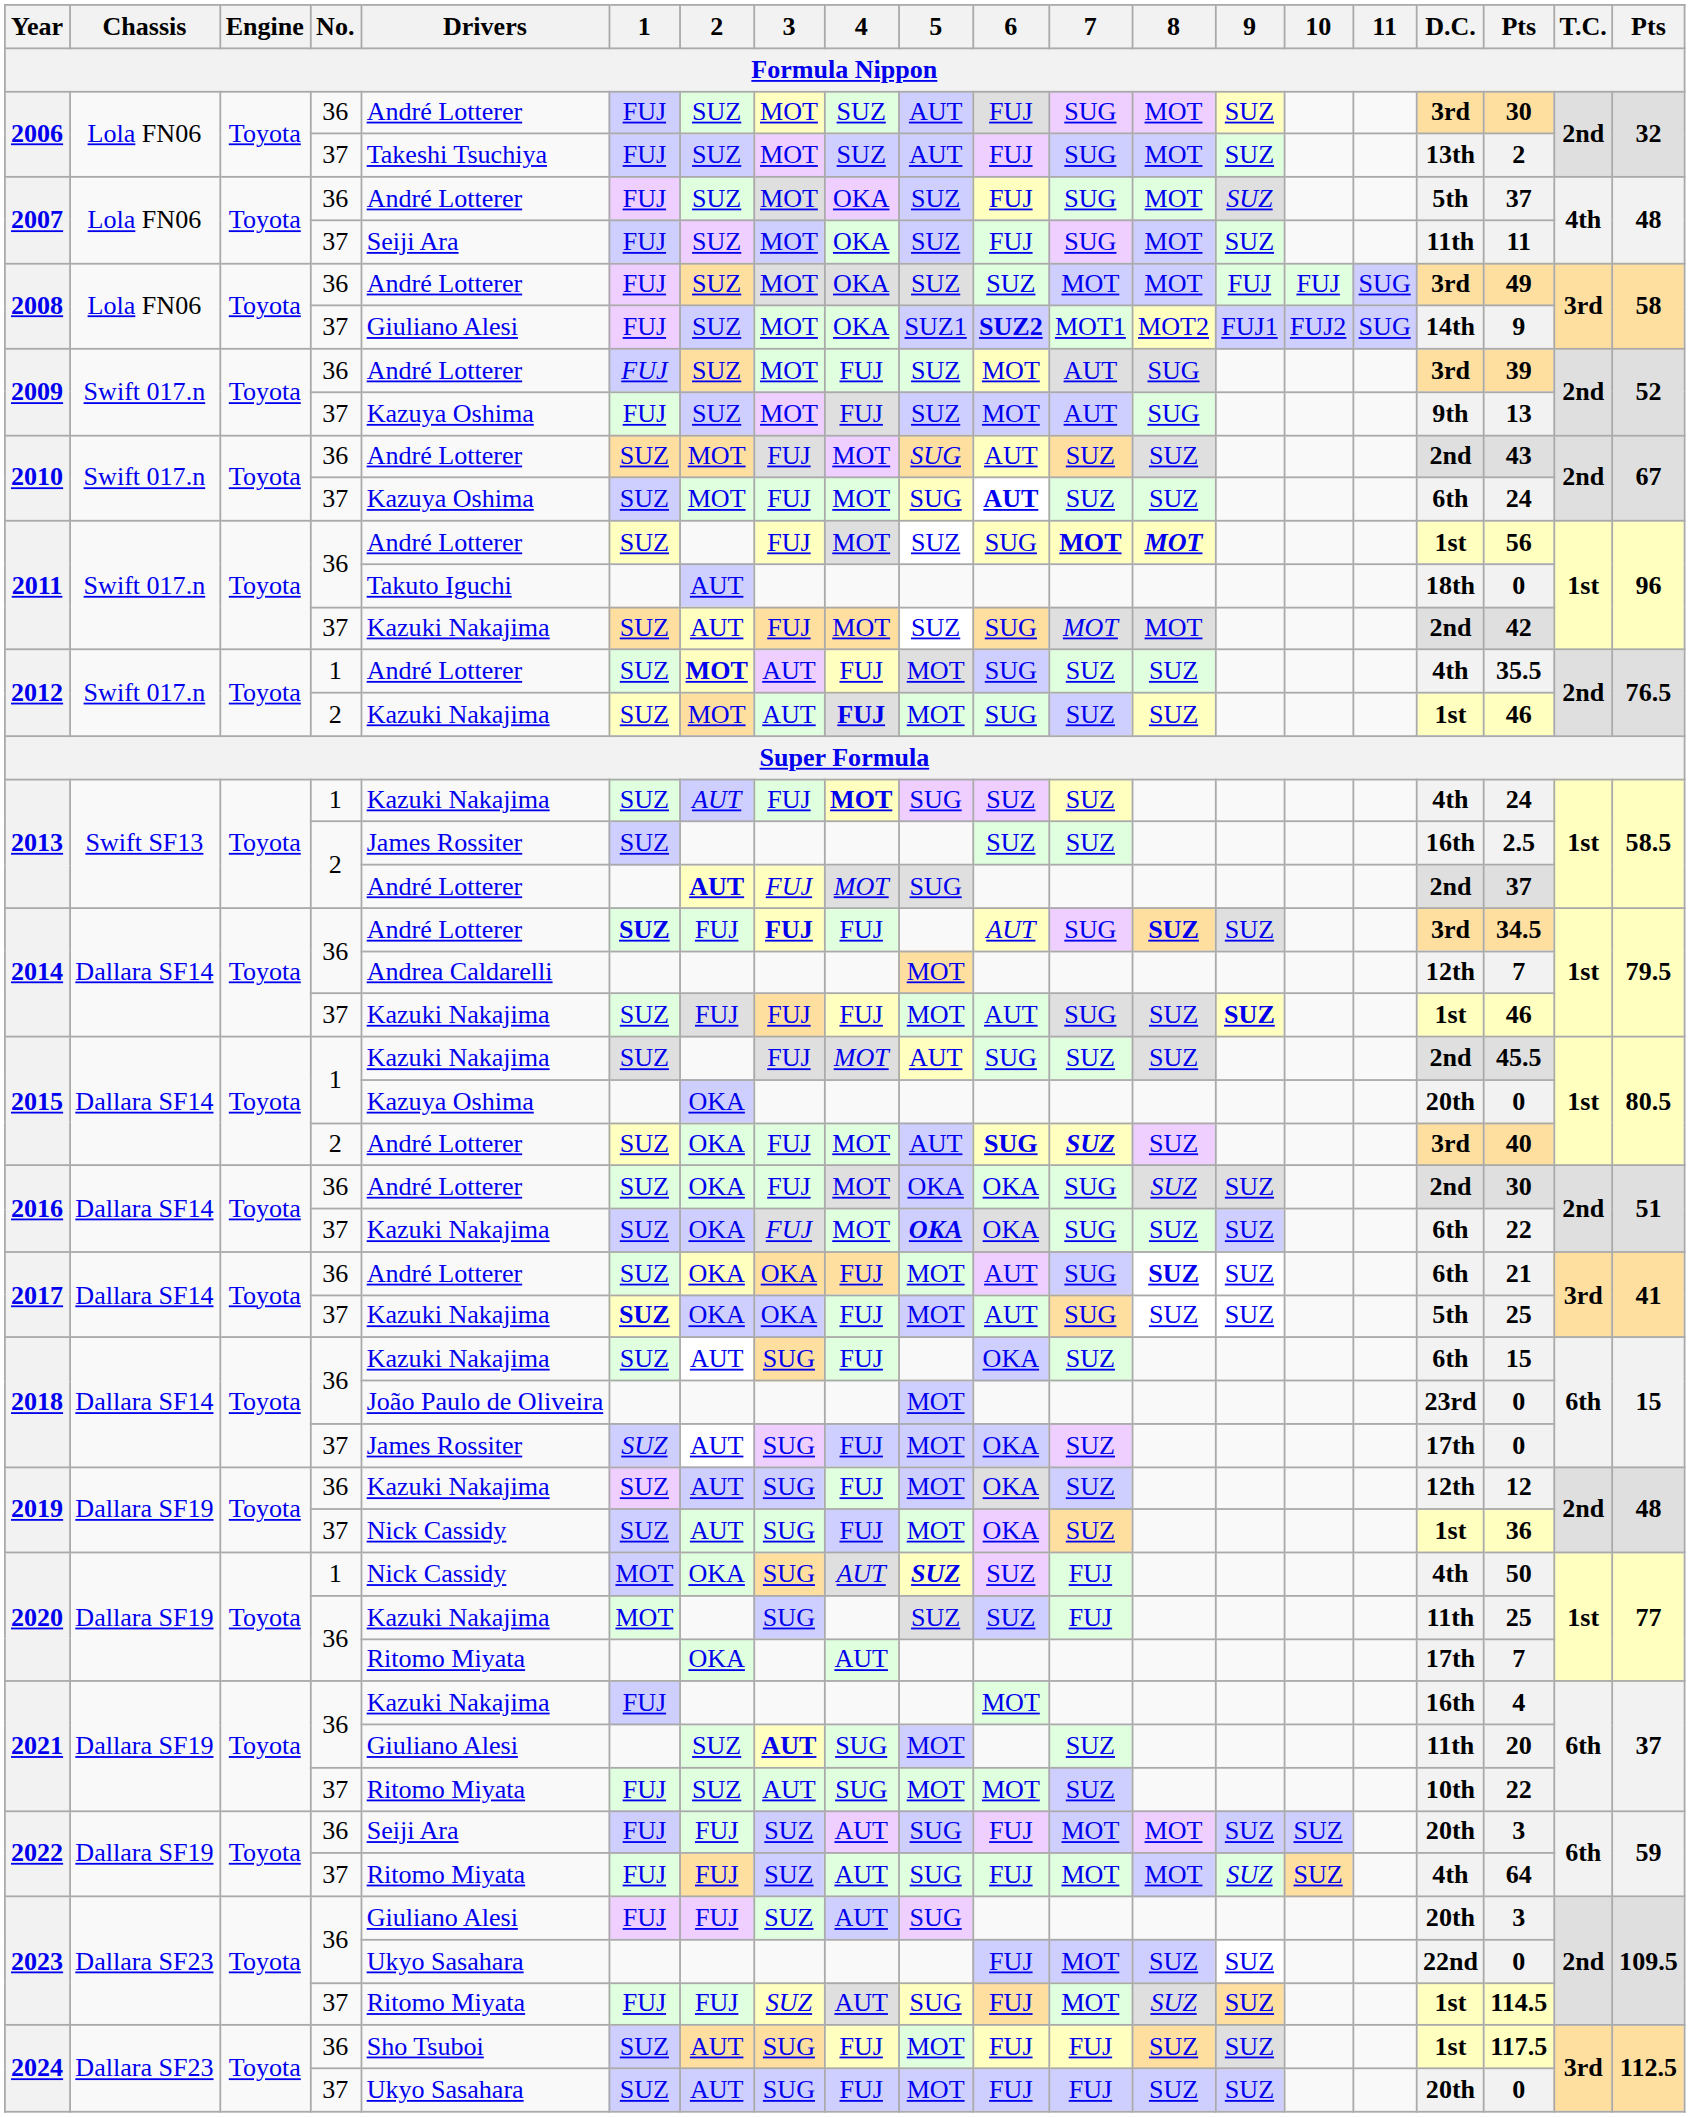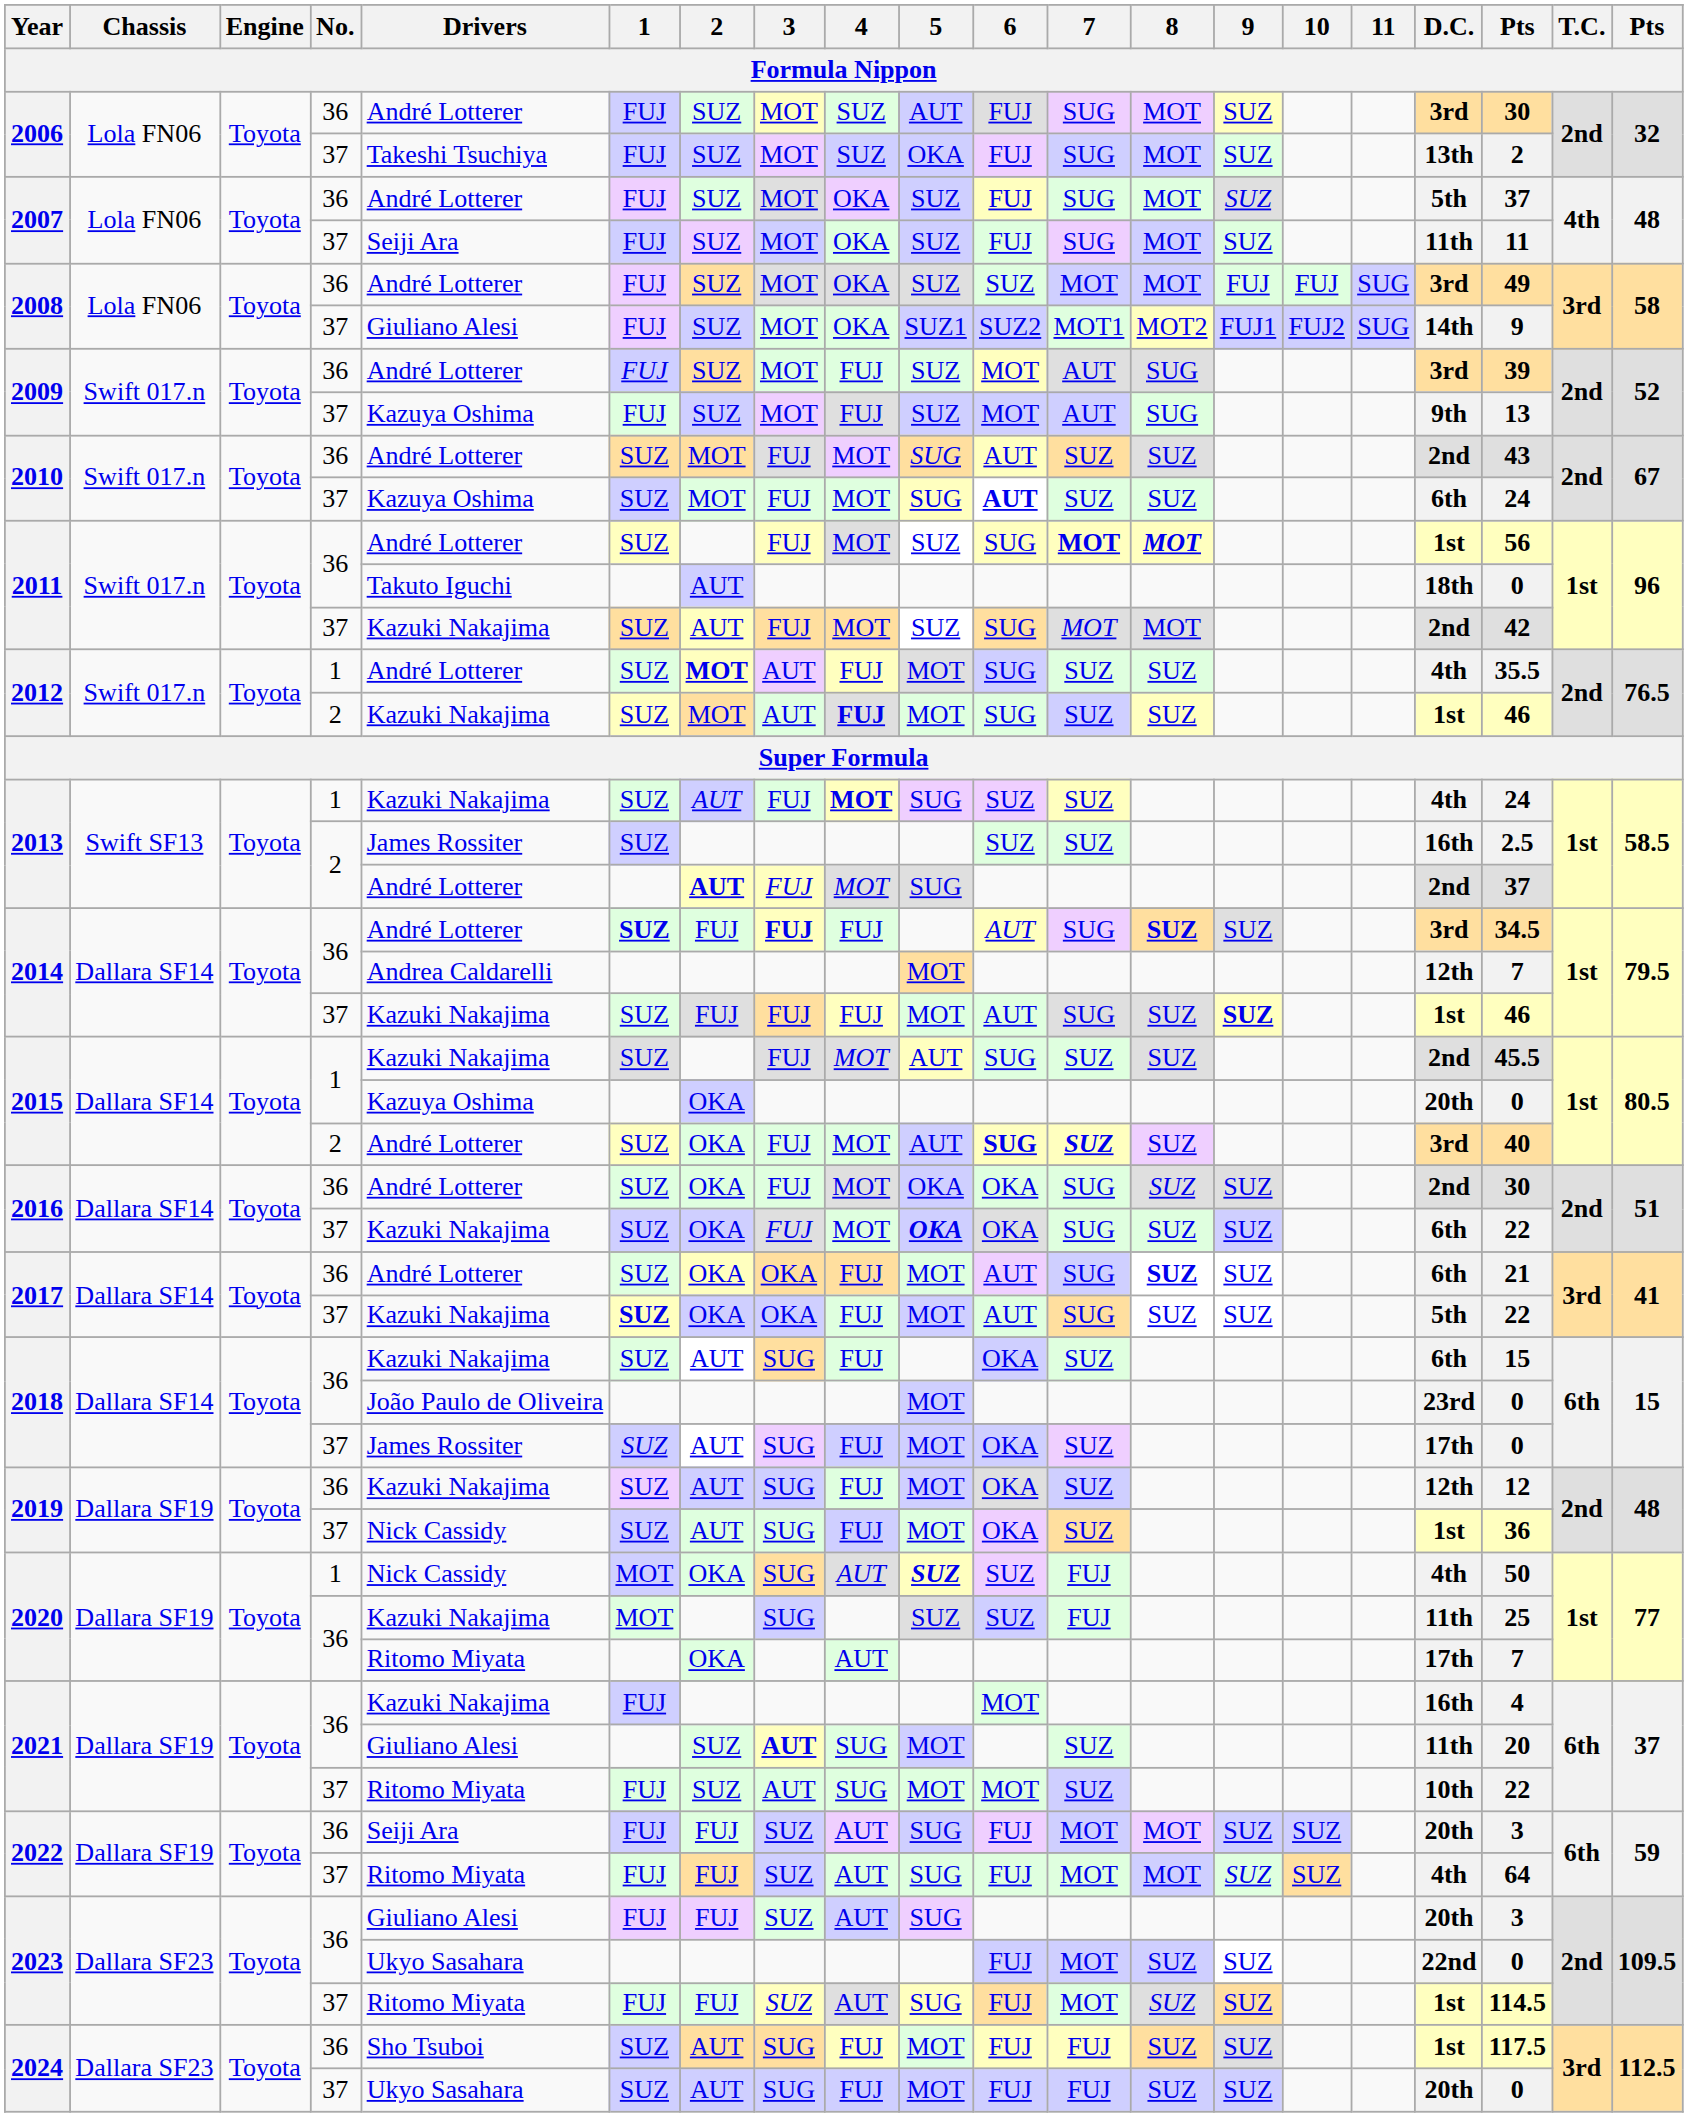(936, 155) AUT -> (936, 155) OKA
(1011, 327) bold -> (1010, 327) normal
(1519, 1316) 25 -> (1517, 1316) 22
